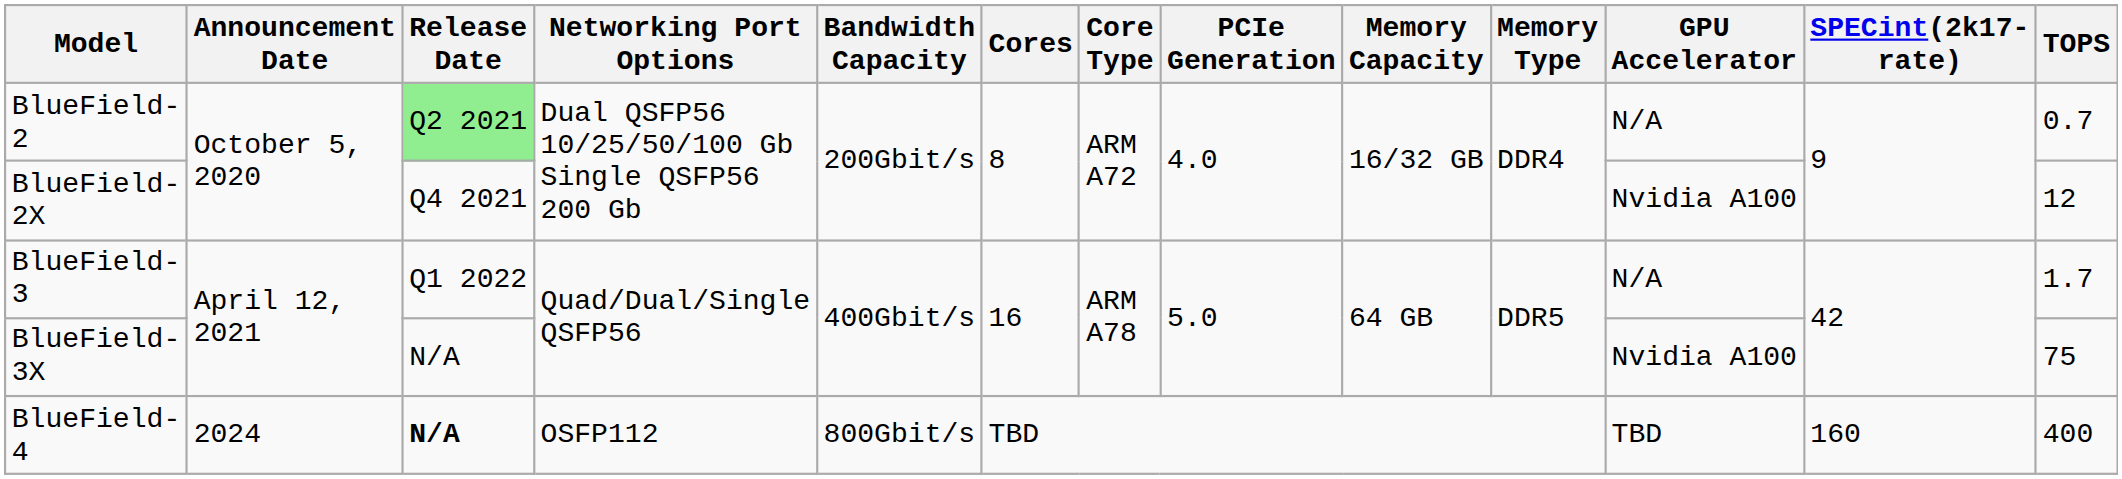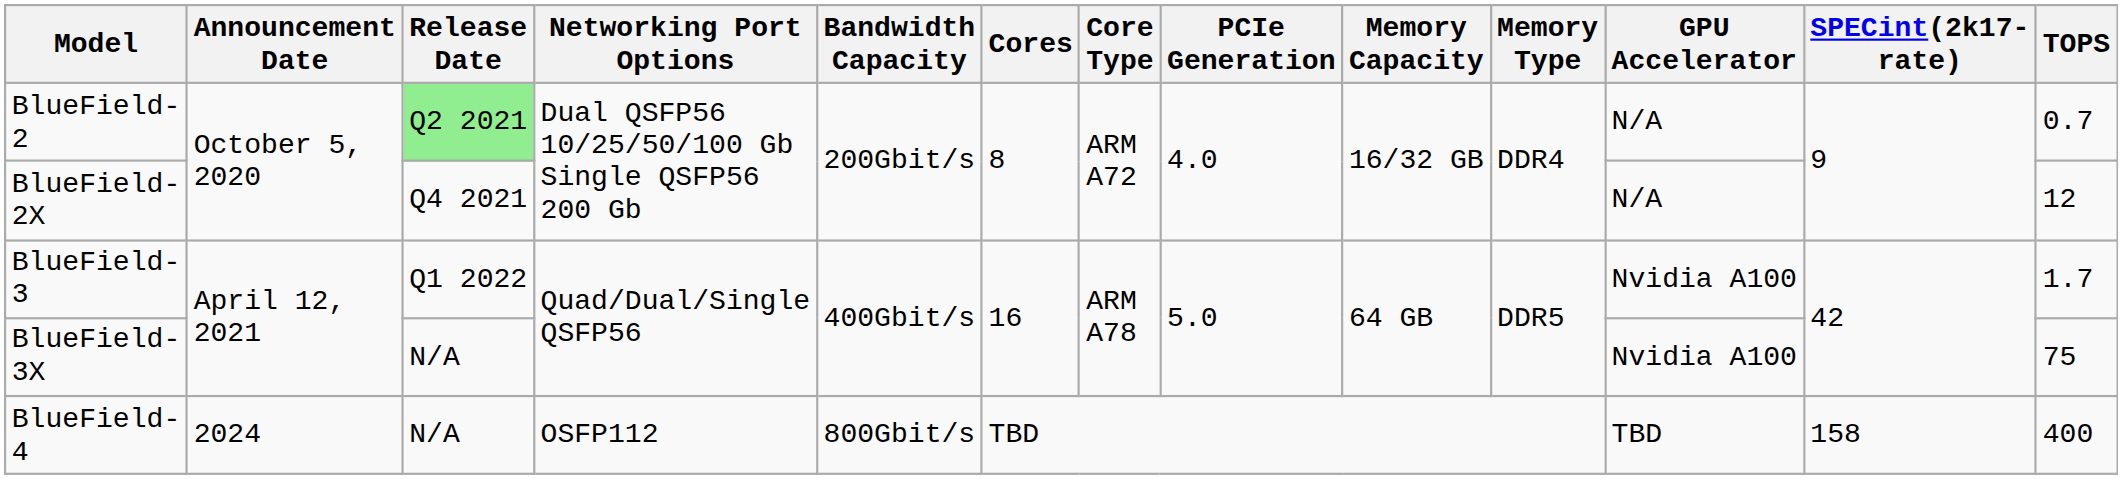(1704, 200) Nvidia A100 -> (1637, 200) N/A
(1637, 279) N/A -> (1704, 279) Nvidia A100
(435, 435) bold -> (435, 435) normal
(1836, 435) 160 -> (1836, 435) 158
